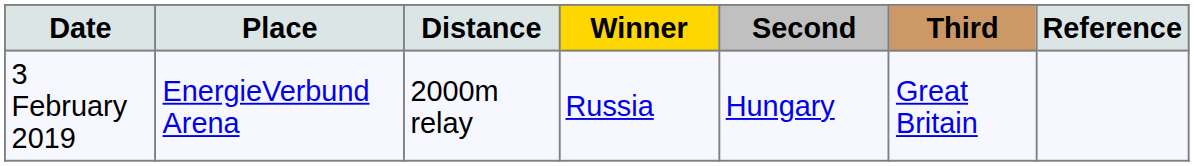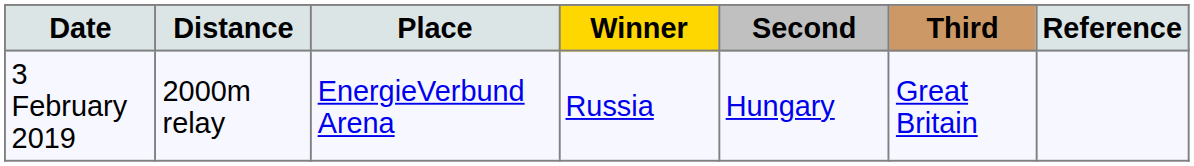columns swapped: (280, 28) <-> (481, 28)
